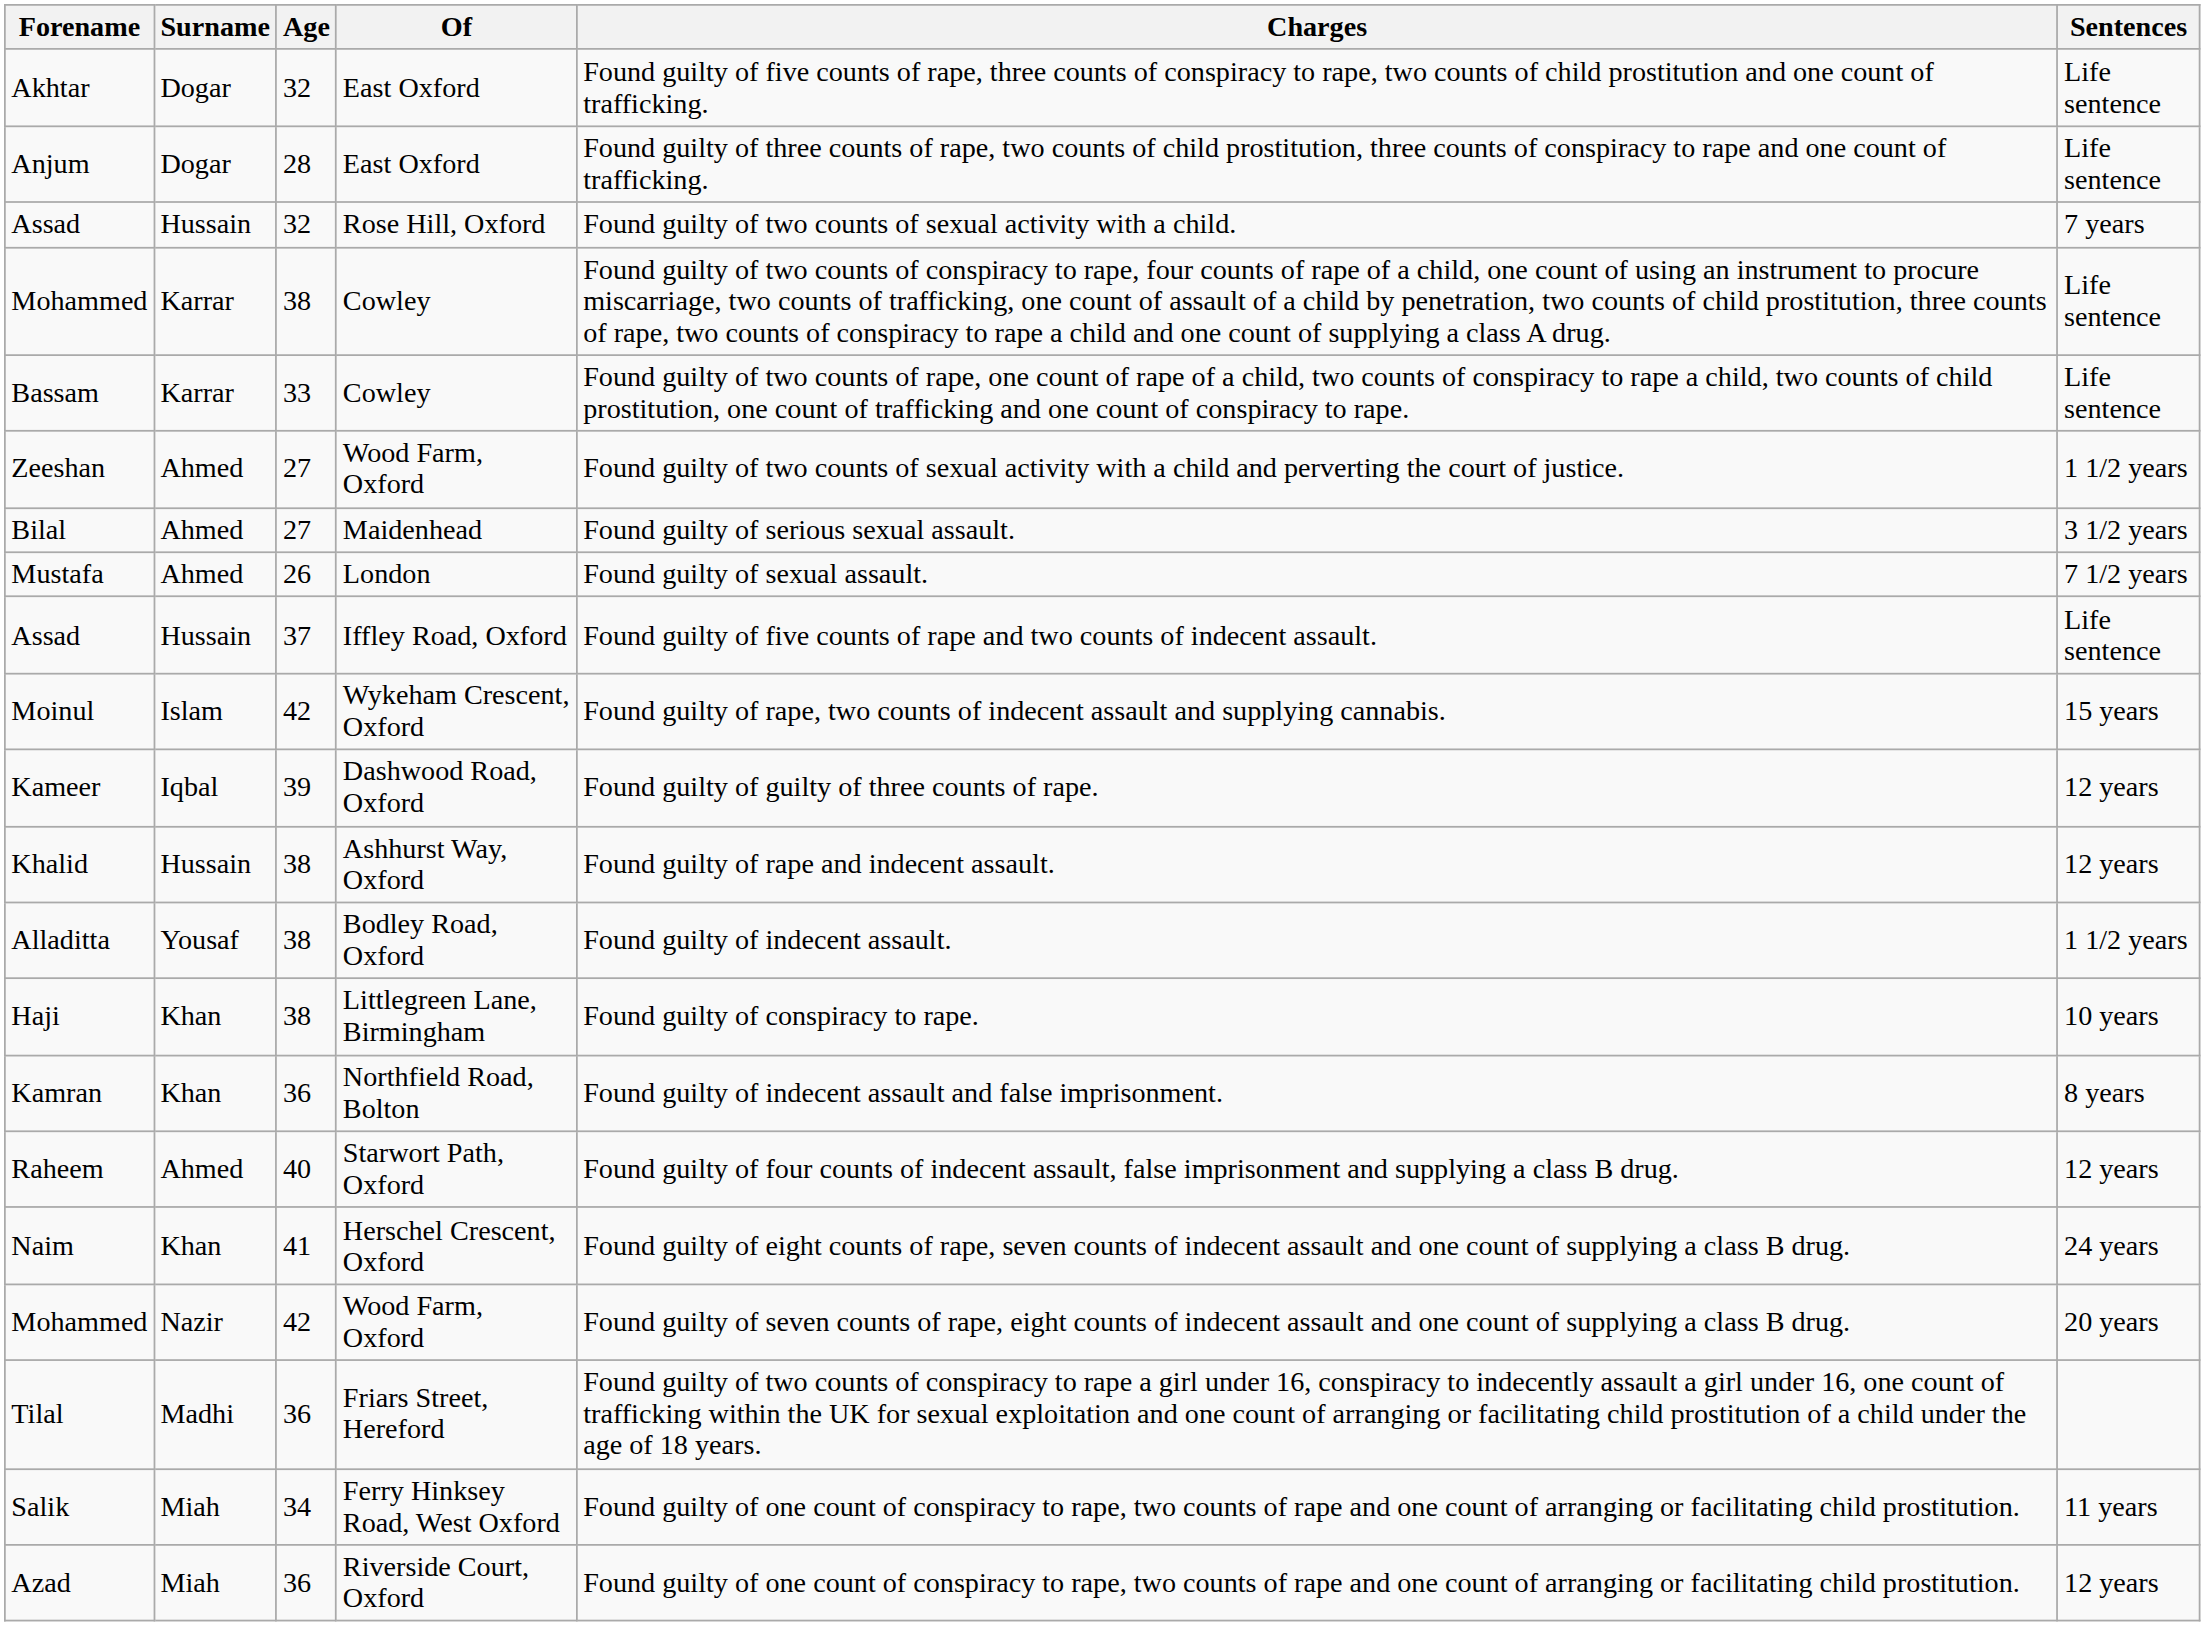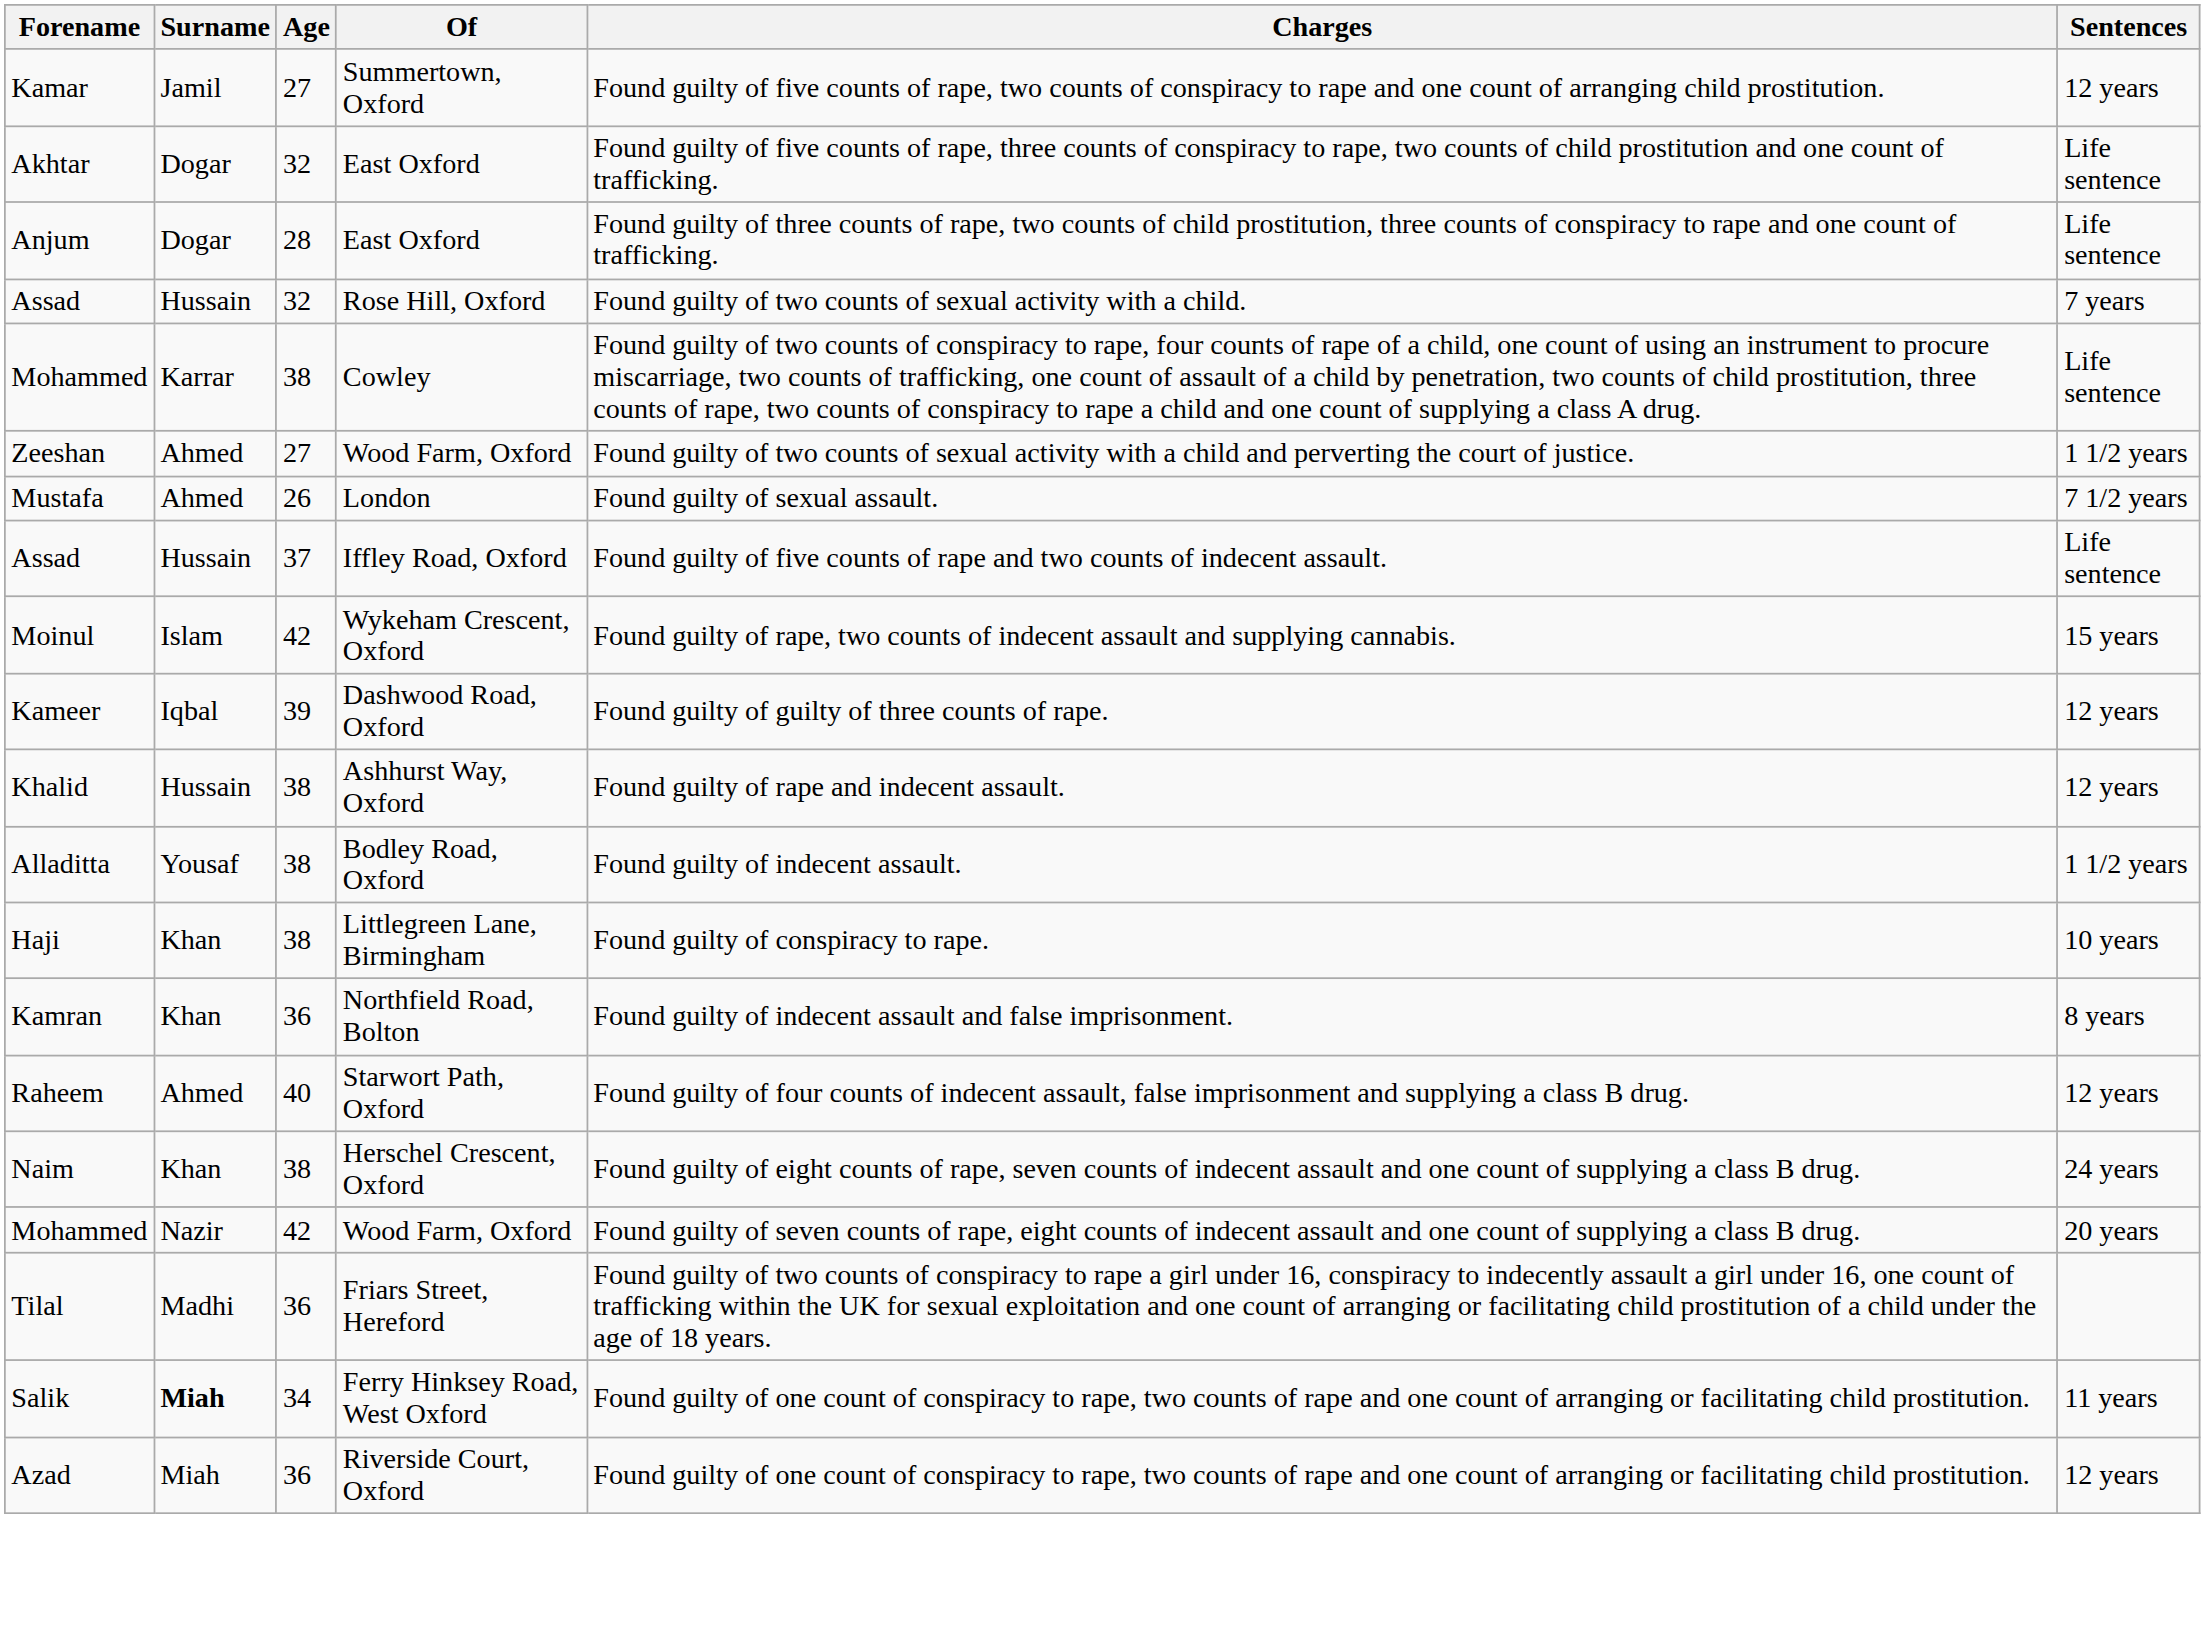+ row: (50, 87)
- row: (55, 392)
- row: (39, 529)
(297, 1245) 41 -> (297, 1169) 38
(190, 1506) normal -> (193, 1398) bold
